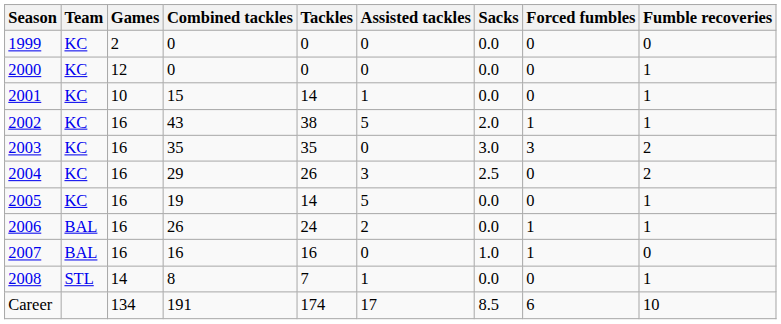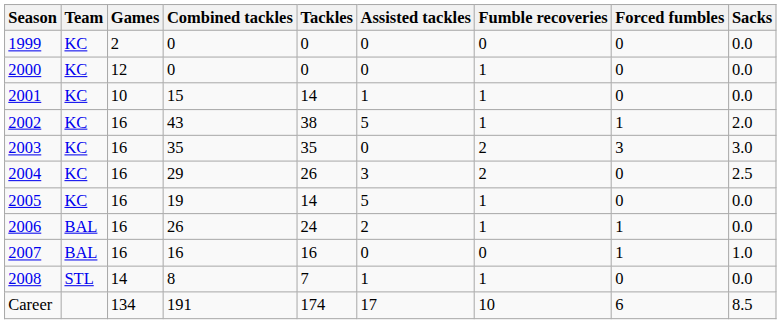columns swapped: (499, 17) <-> (708, 17)
